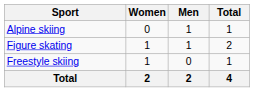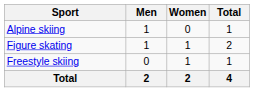columns swapped: (189, 12) <-> (147, 12)
